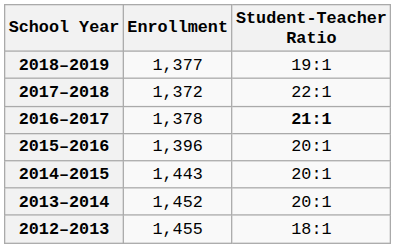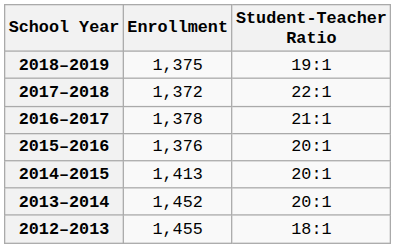(178, 65) 1,377 -> (178, 65) 1,375
(311, 120) bold -> (311, 120) normal
(178, 147) 1,396 -> (178, 147) 1,376
(178, 174) 1,443 -> (178, 174) 1,413
